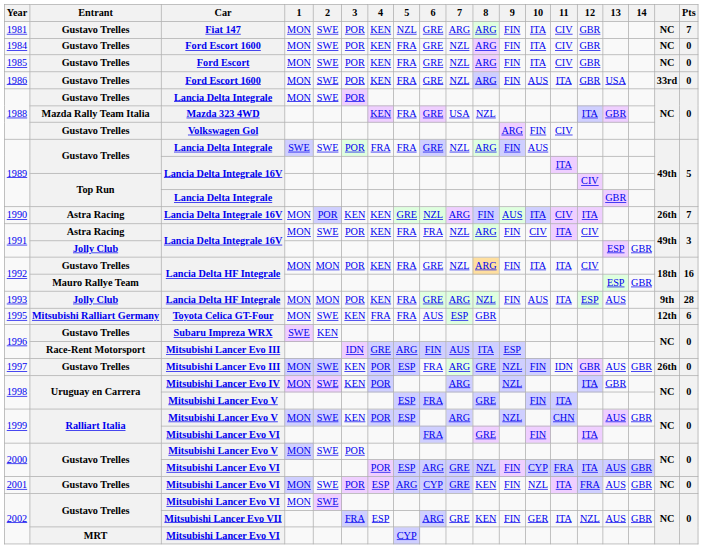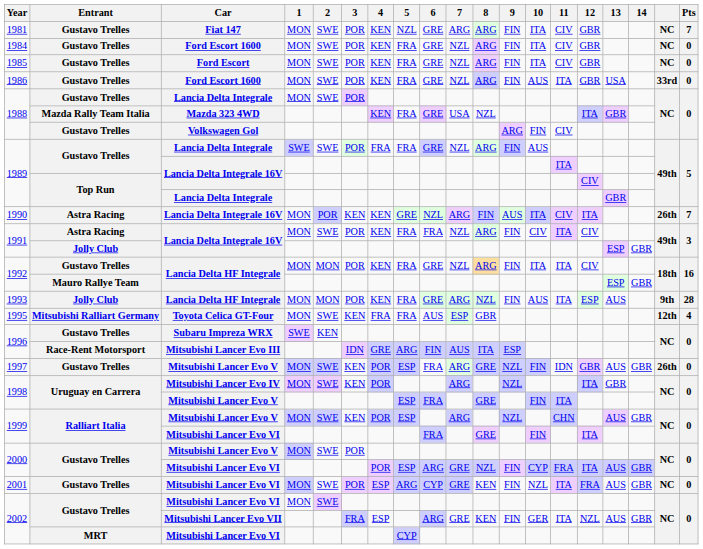(689, 316) 6 -> (689, 316) 4
(223, 367) Mitsubishi Lancer Evo III -> (223, 367) Mitsubishi Lancer Evo V
